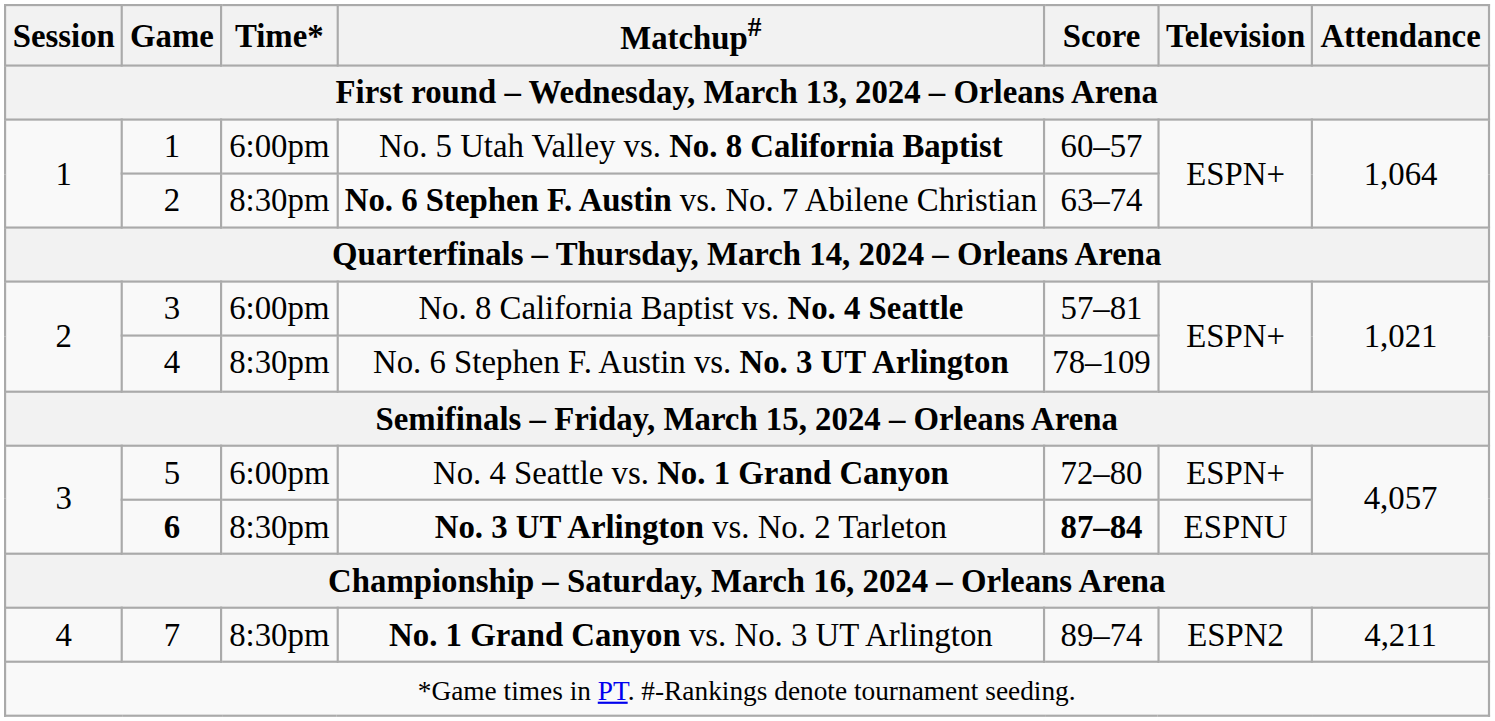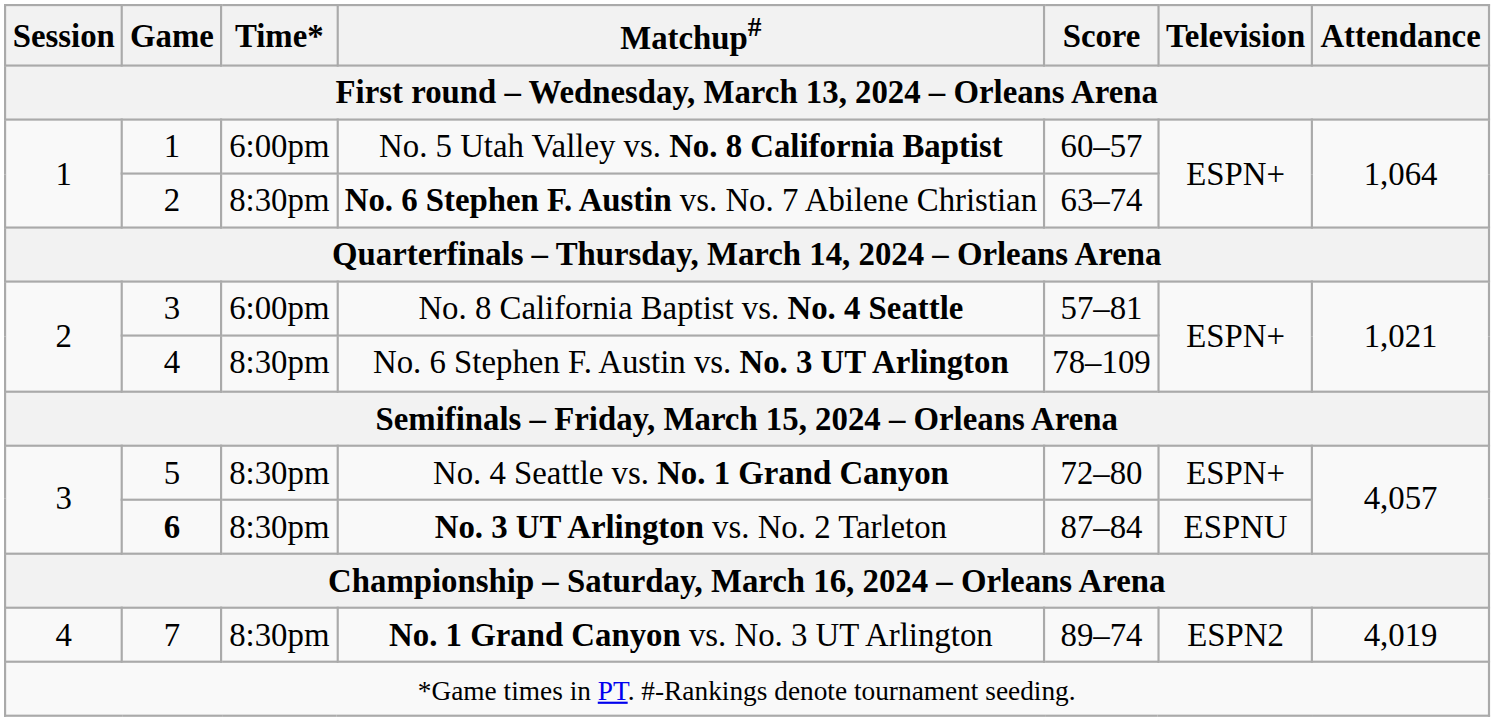(279, 471) 6:00pm -> (279, 471) 8:30pm
(1102, 525) bold -> (1102, 525) normal
(1401, 633) 4,211 -> (1401, 633) 4,019
